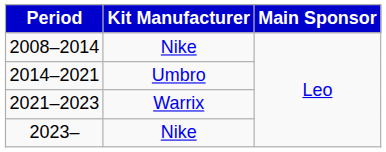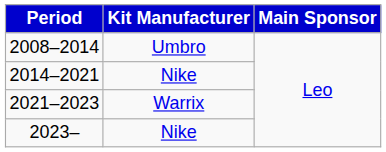(179, 47) Nike -> (179, 47) Umbro
(179, 75) Umbro -> (179, 75) Nike
